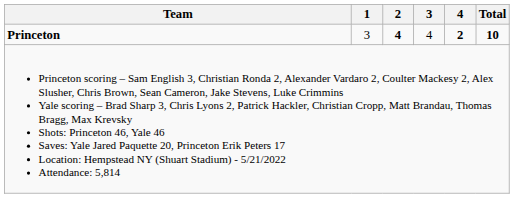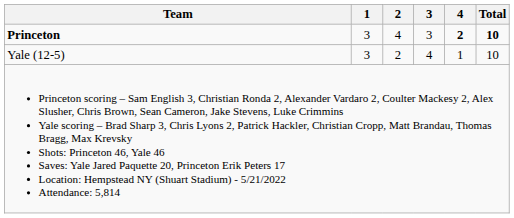(398, 34) bold -> (398, 34) normal
(429, 34) 4 -> (429, 34) 3
+ row: (36, 54)
